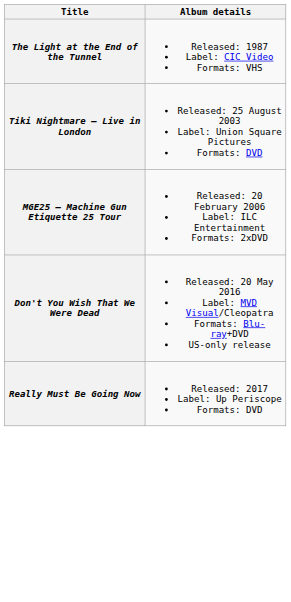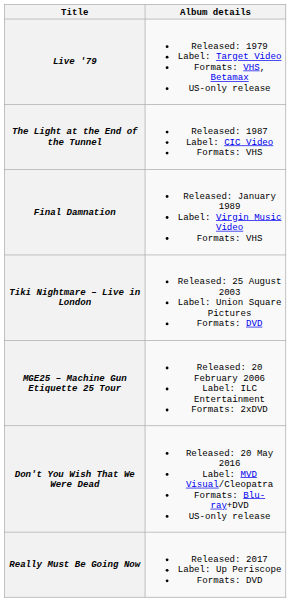+ row: (75, 62)
+ row: (75, 212)
